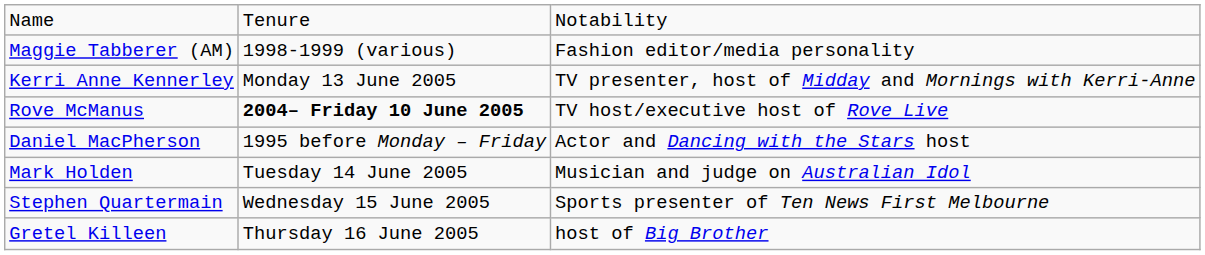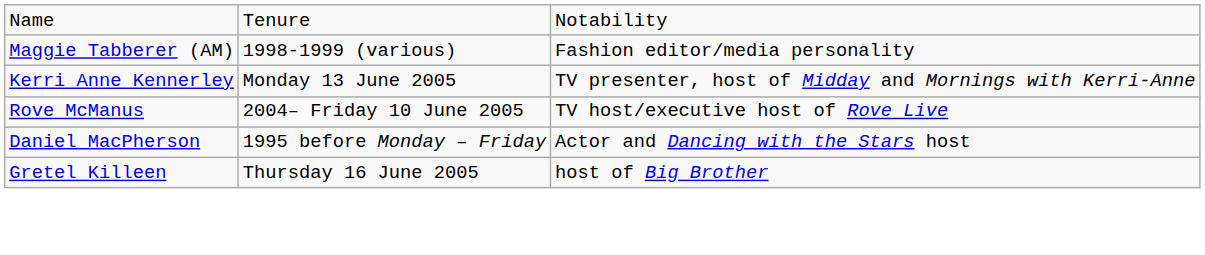(383, 112) bold -> (383, 112) normal
- row: (71, 173)
- row: (116, 203)
